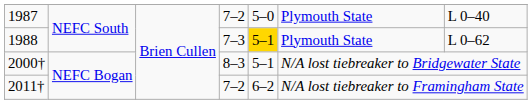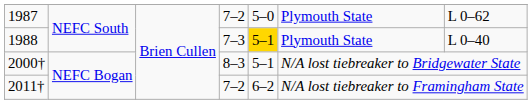(469, 16) L 0–40 -> (469, 16) L 0–62
(469, 39) L 0–62 -> (469, 39) L 0–40
